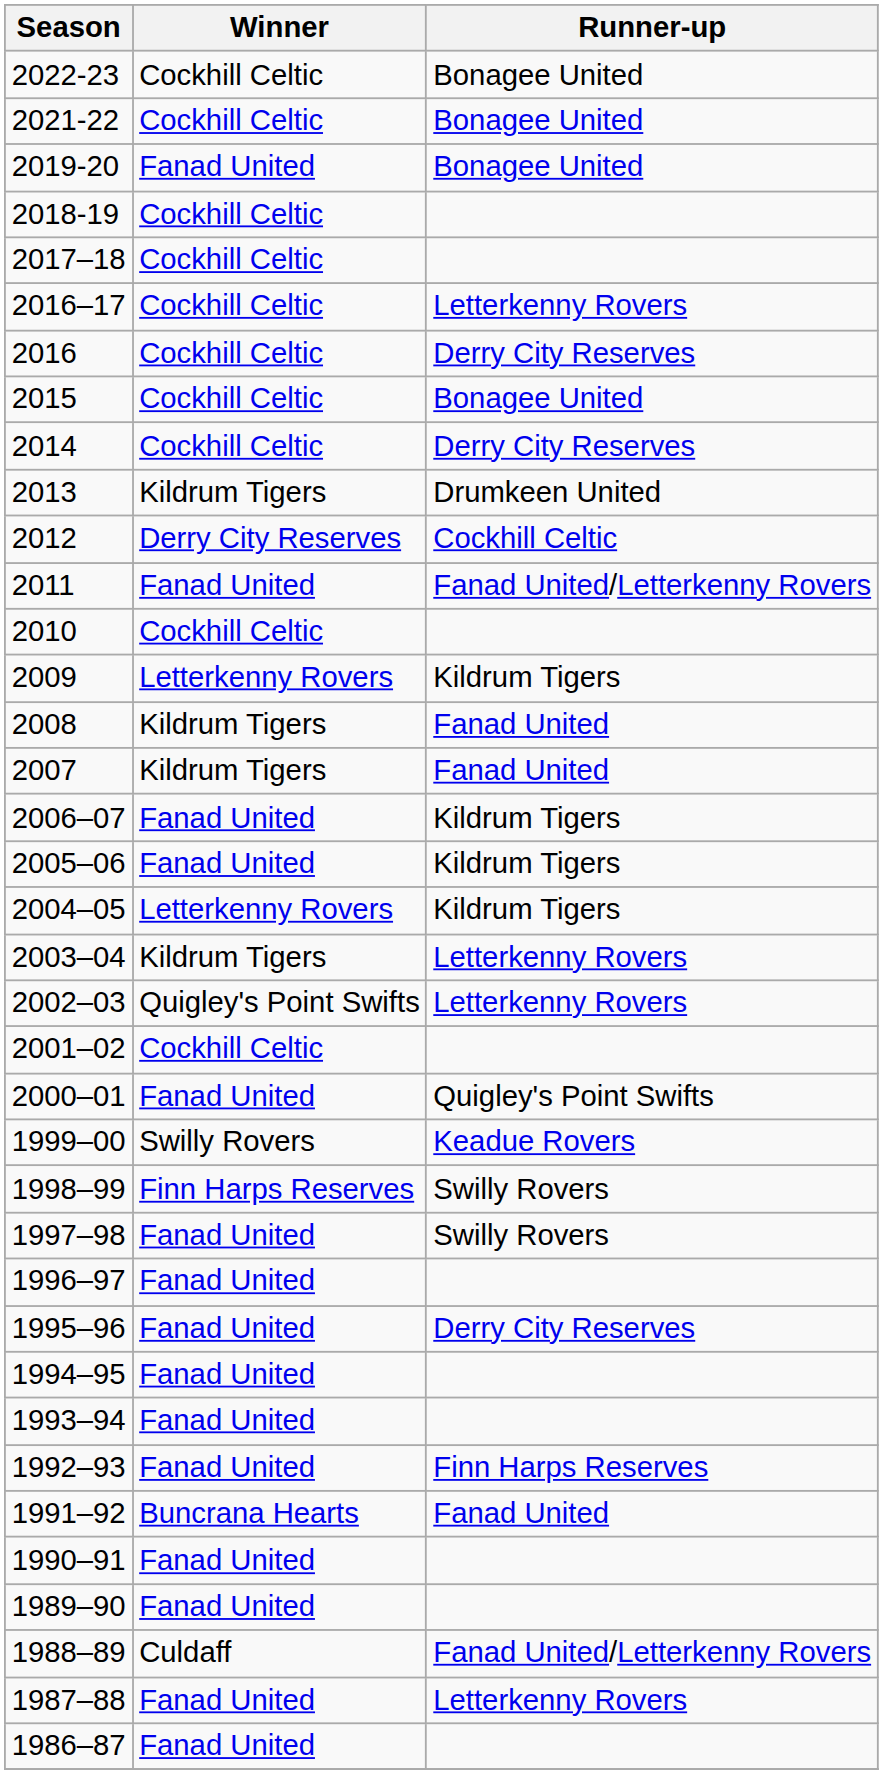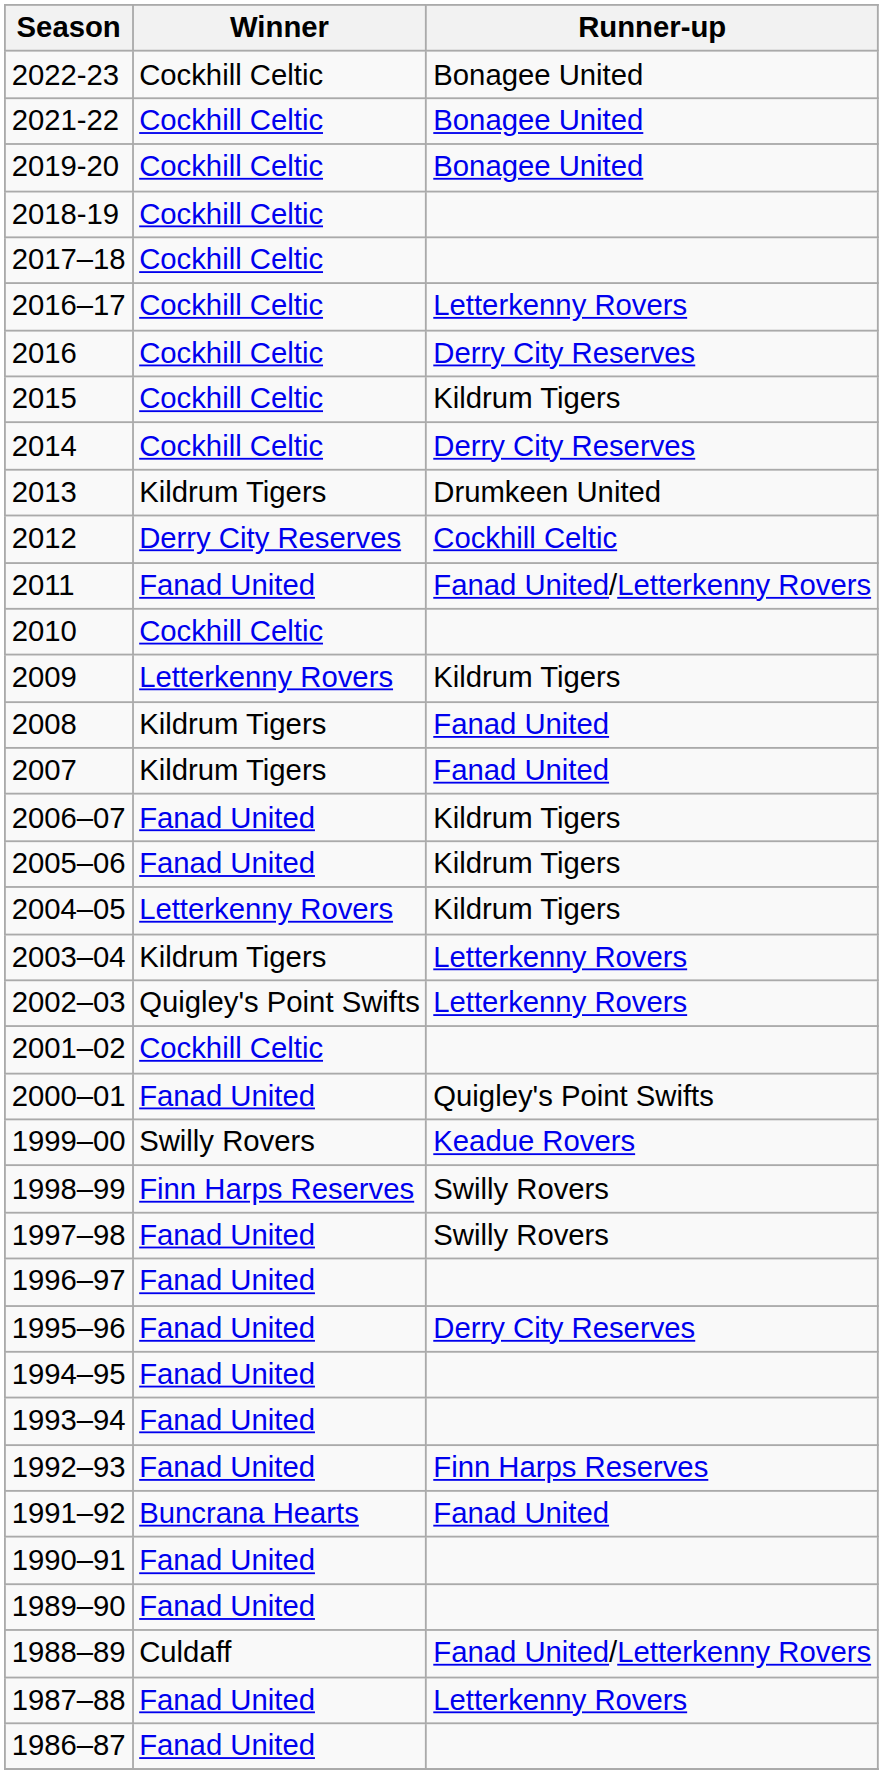(227, 167) Fanad United -> (231, 167) Cockhill Celtic
(538, 399) Bonagee United -> (527, 399) Kildrum Tigers
